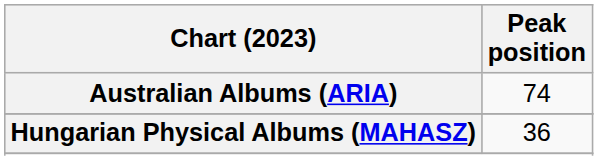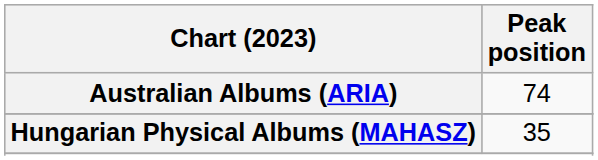(537, 133) 36 -> (537, 133) 35
